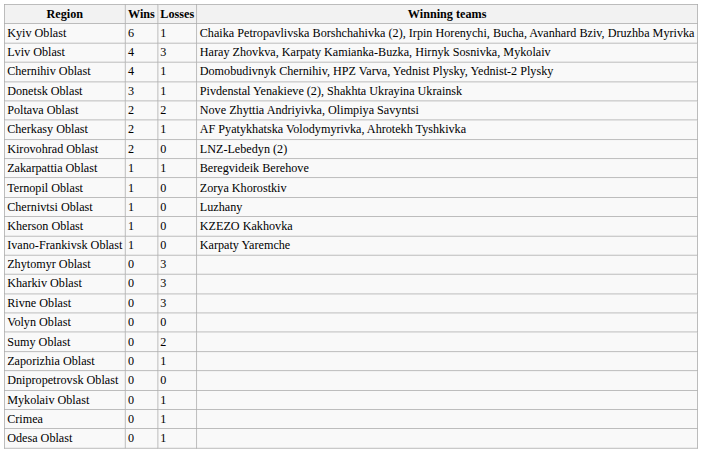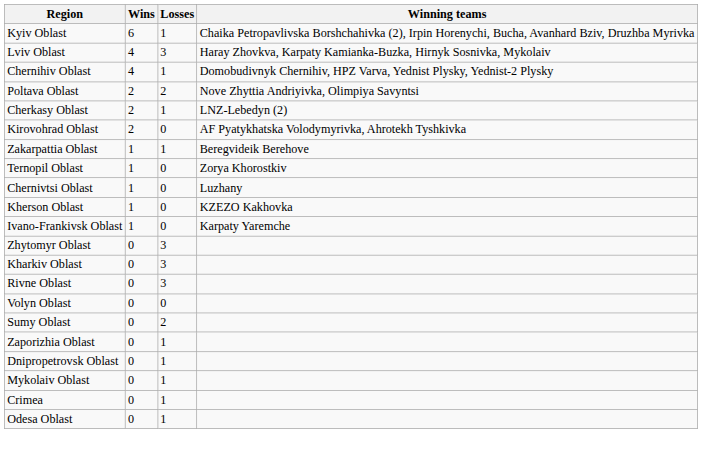- row: (45, 91)
(333, 129) AF Pyatykhatska Volodymyrivka, Ahrotekh Tyshkivka -> (243, 110) LNZ-Lebedyn (2)
(243, 149) LNZ-Lebedyn (2) -> (333, 129) AF Pyatykhatska Volodymyrivka, Ahrotekh Tyshkivka
(163, 380) 0 -> (163, 361) 1
